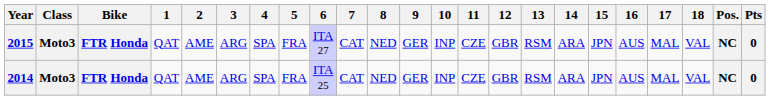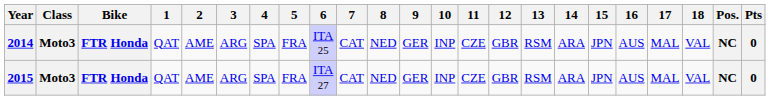rows swapped: (20, 77) <-> (20, 42)
